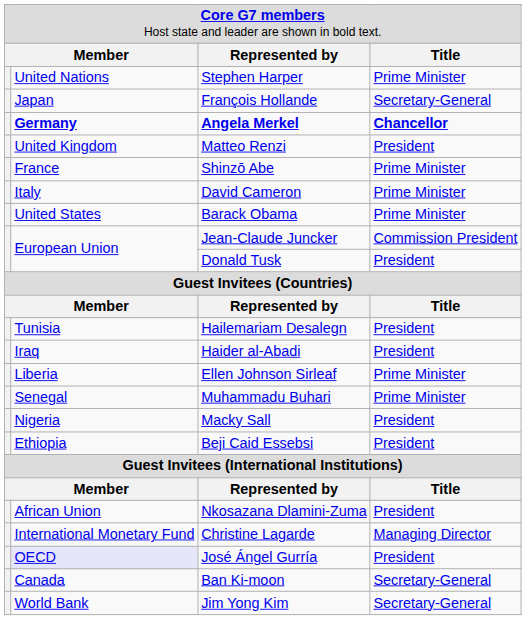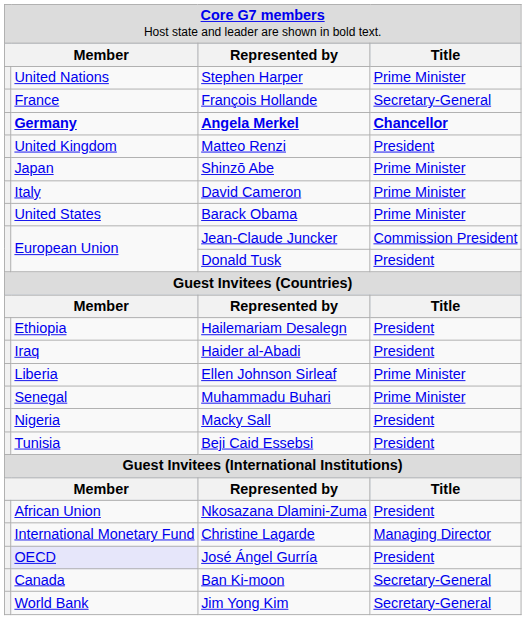(34, 100) Japan -> (37, 100) France
(37, 169) France -> (34, 169) Japan
(37, 329) Tunisia -> (40, 329) Ethiopia
(40, 443) Ethiopia -> (37, 443) Tunisia
